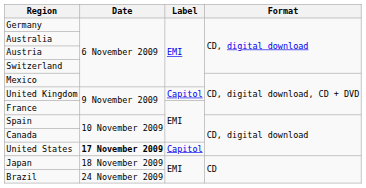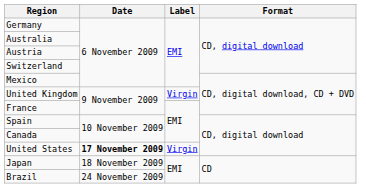(185, 94) Capitol -> (182, 94) Virgin
(185, 149) Capitol -> (182, 149) Virgin
